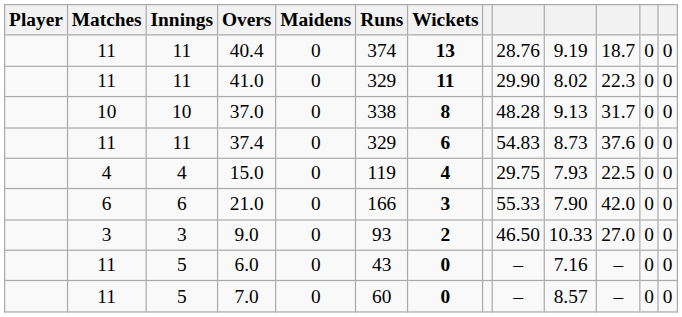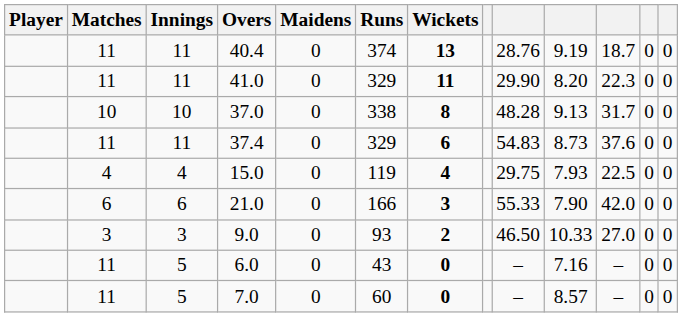(571, 81) 8.02 -> (571, 81) 8.20
